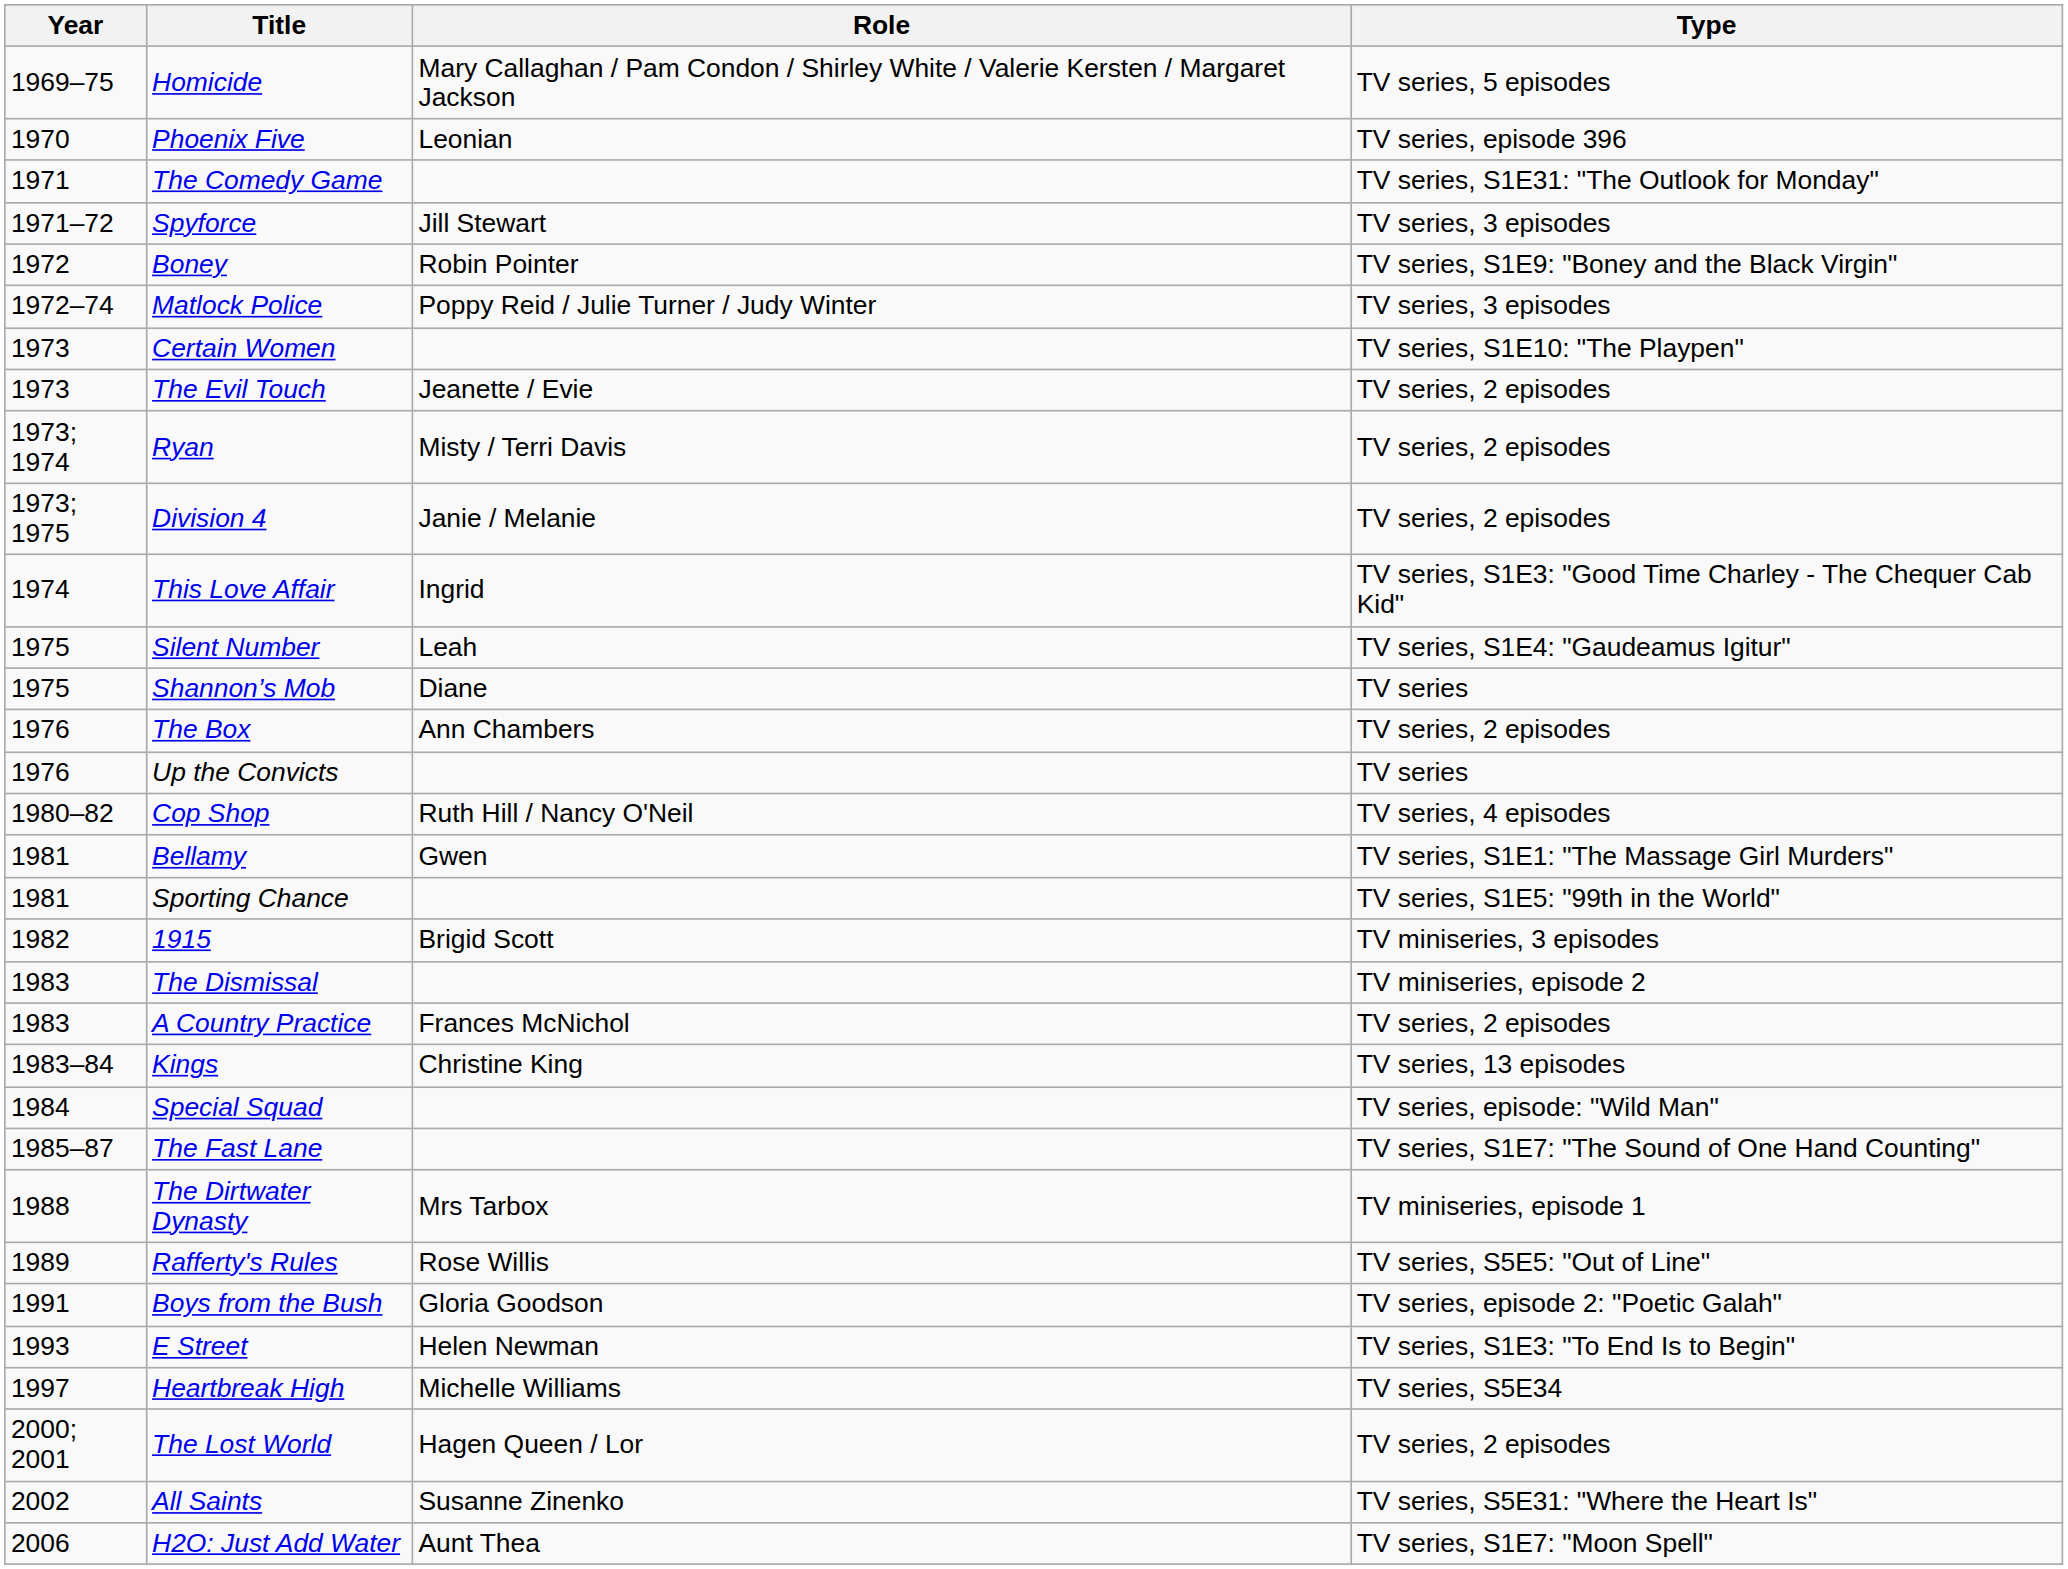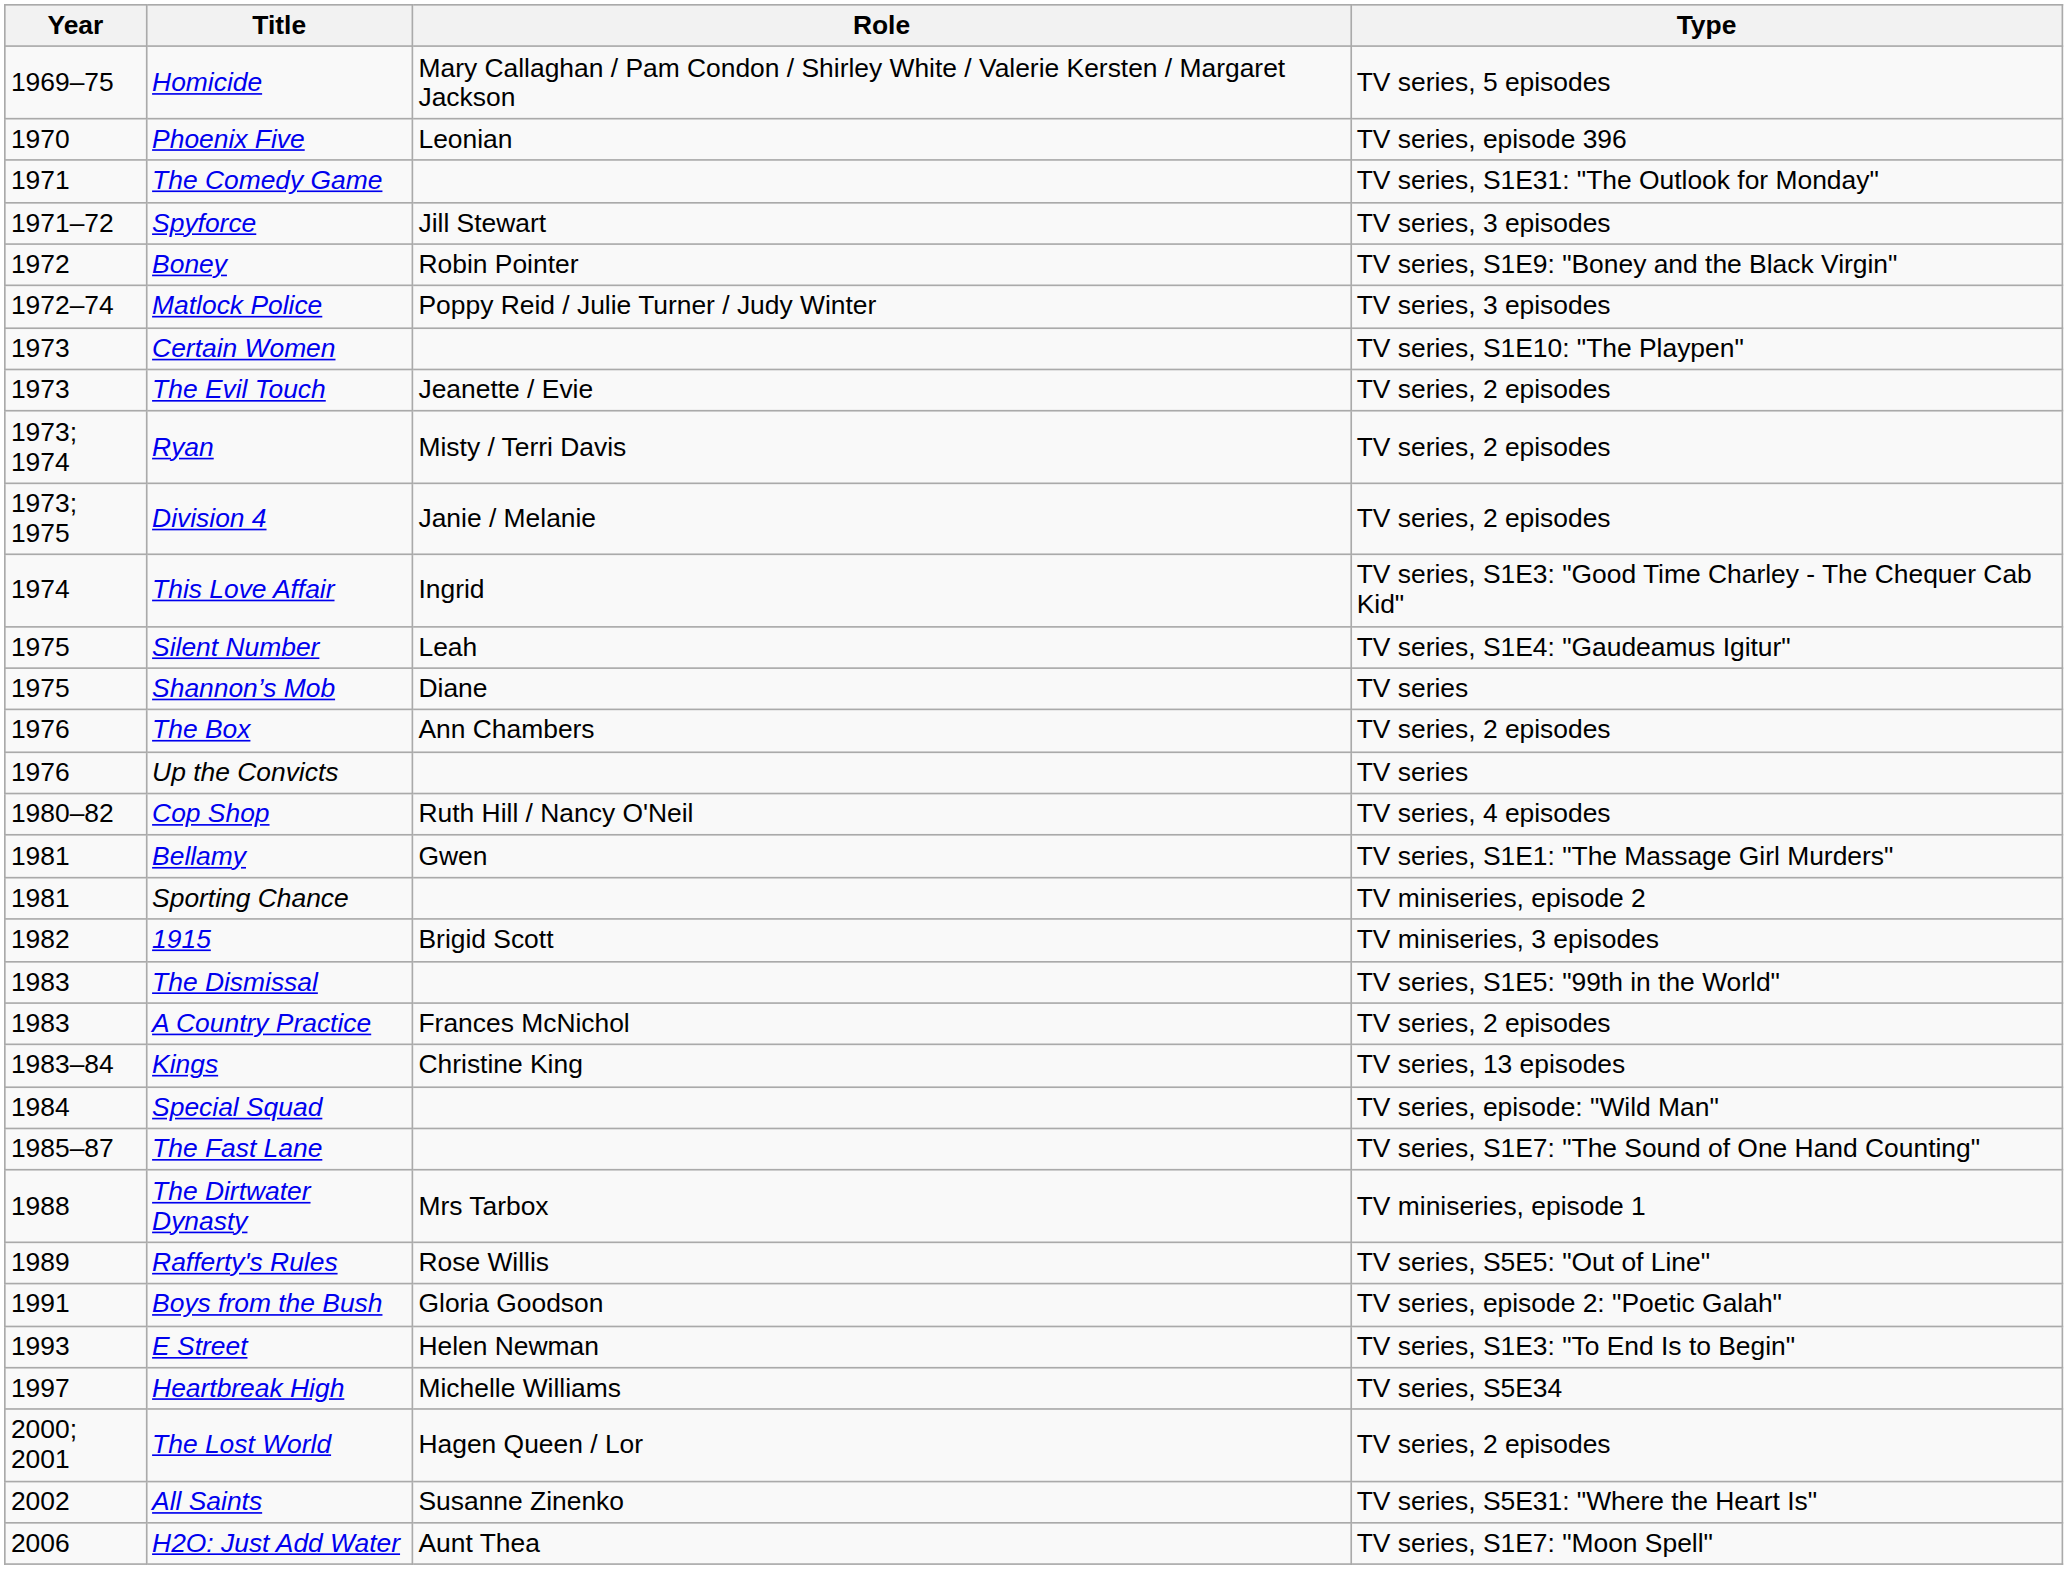(1568, 897) TV series, S1E5: "99th in the World" -> (1501, 897) TV miniseries, episode 2
(1501, 981) TV miniseries, episode 2 -> (1568, 981) TV series, S1E5: "99th in the World"
